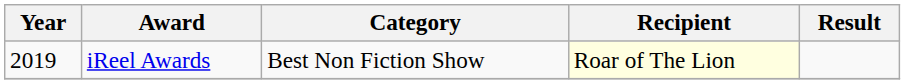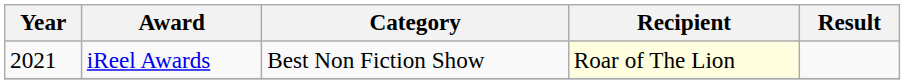(33, 59) 2019 -> (33, 59) 2021
